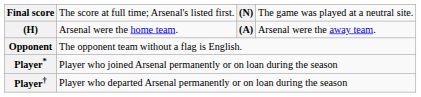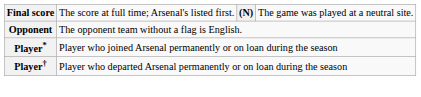- row: (30, 29)
